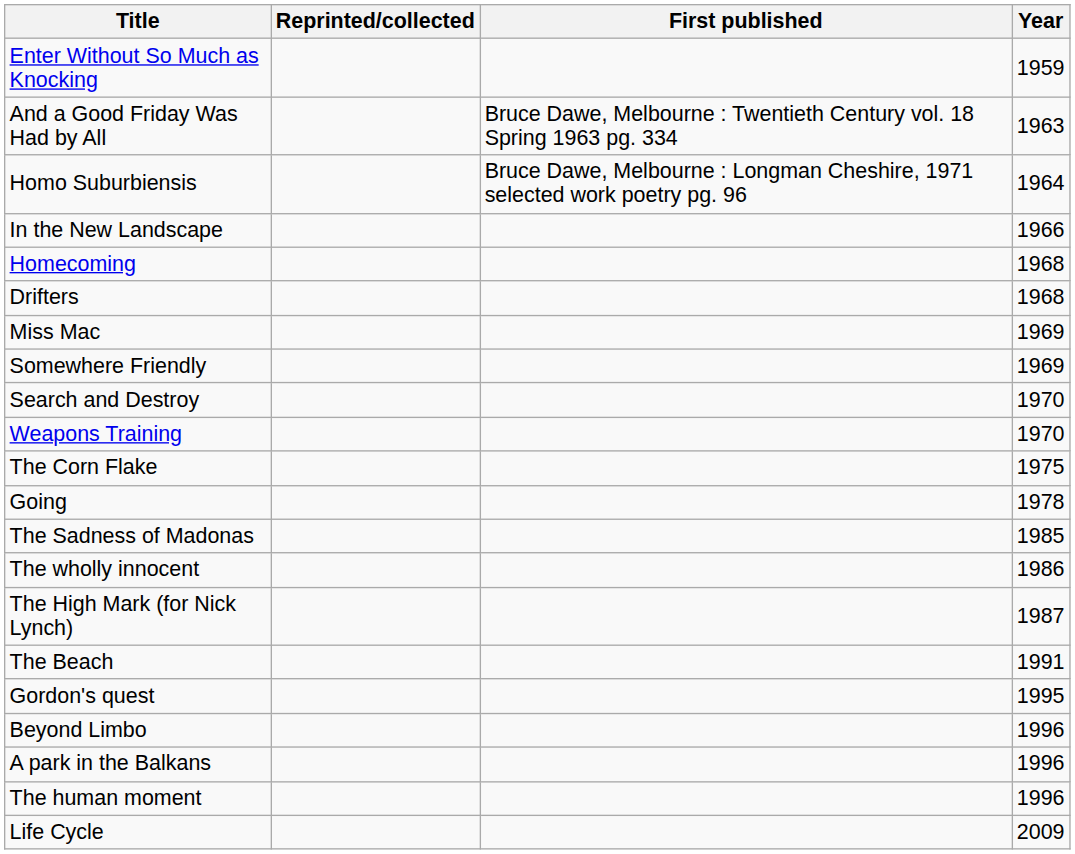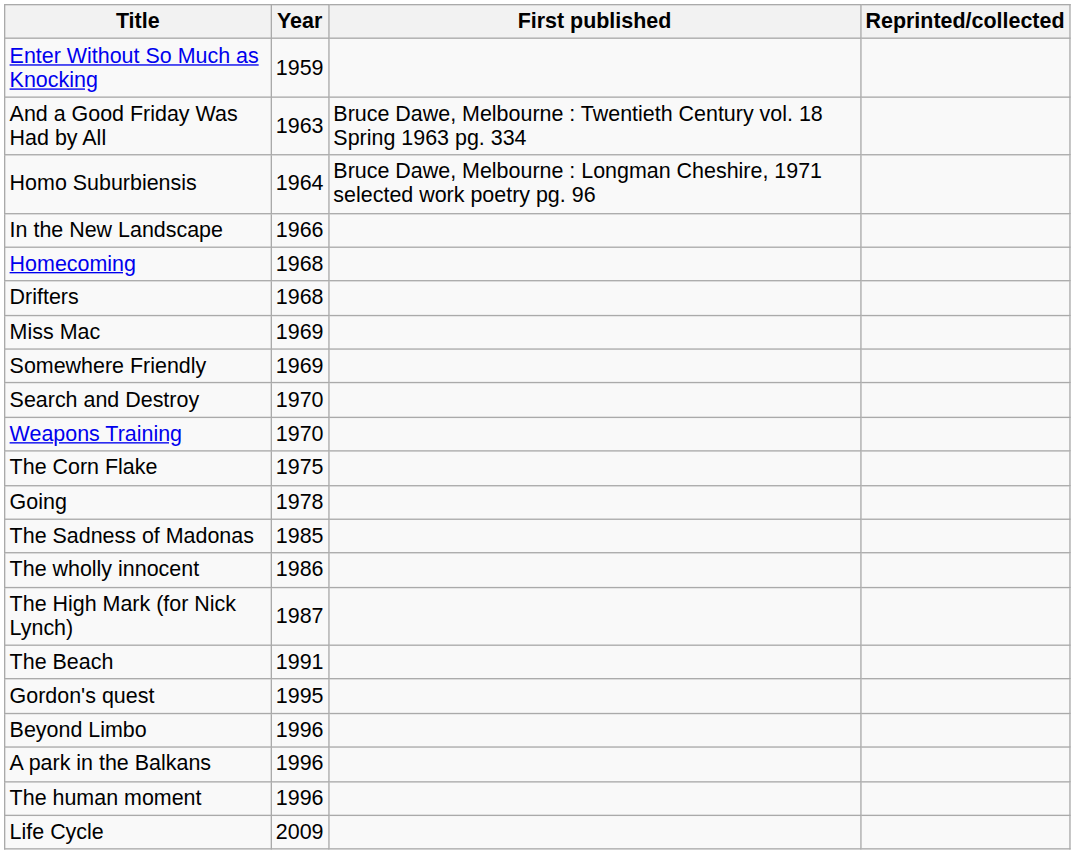columns swapped: (1041, 21) <-> (375, 21)
